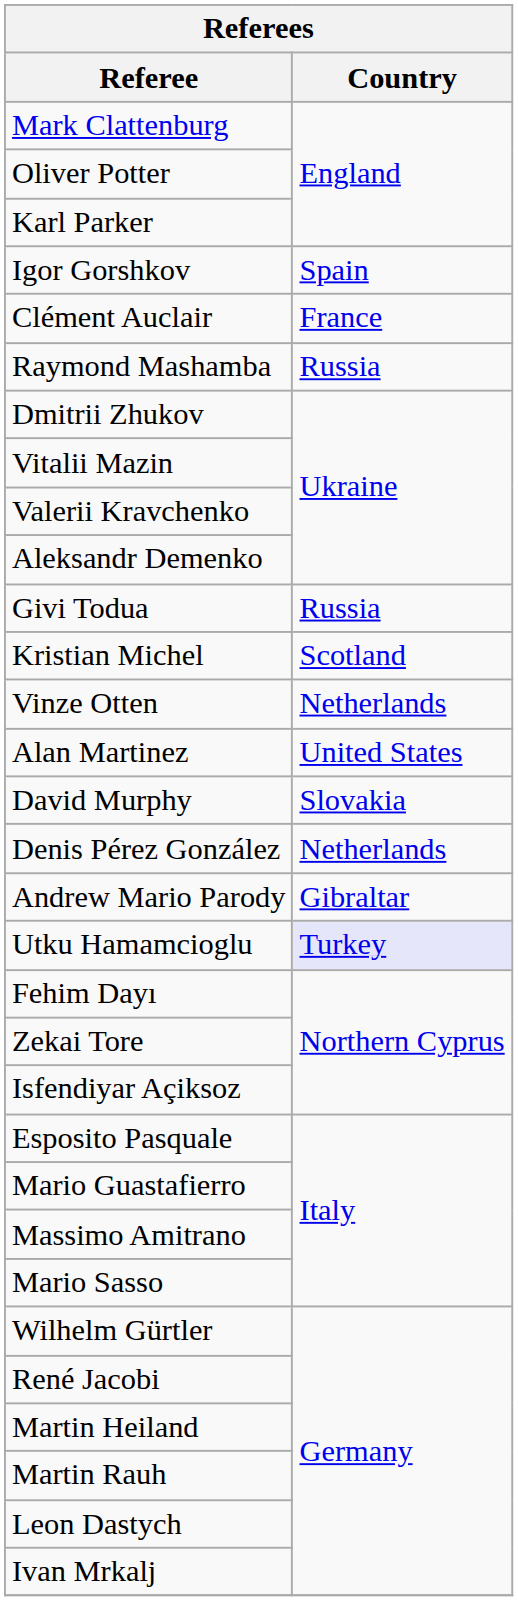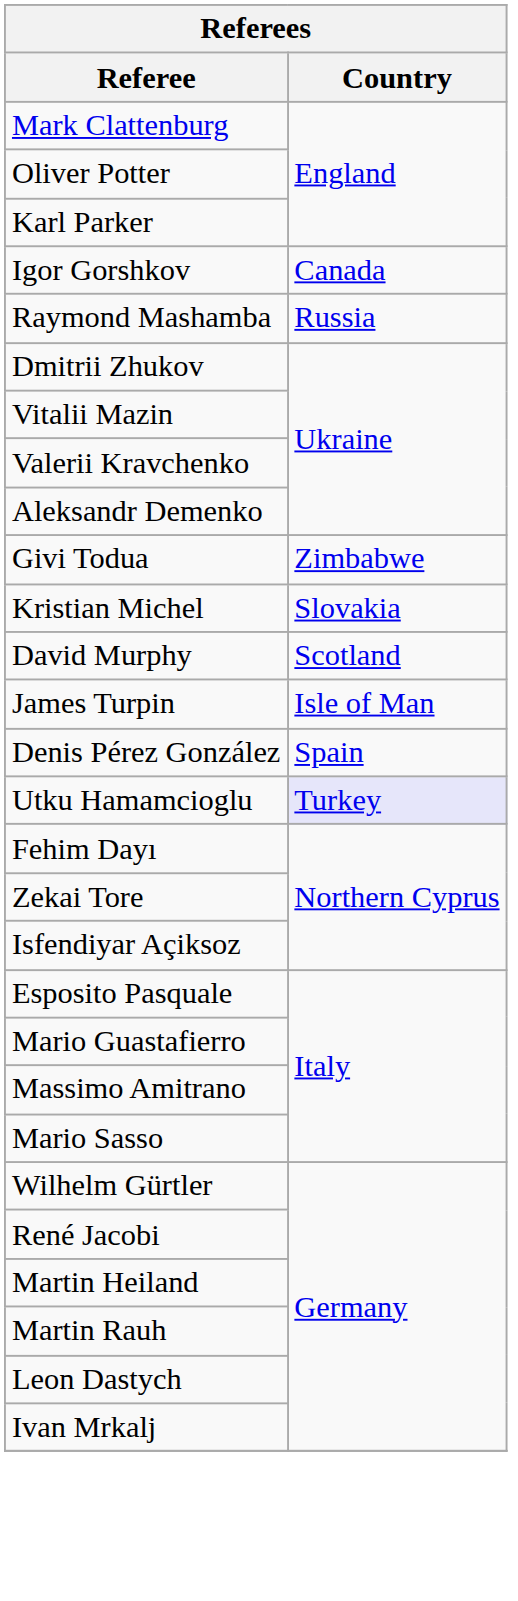(334, 269) Spain -> (340, 269) Canada
- row: (112, 317)
(340, 607) Russia -> (359, 558) Zimbabwe
(353, 655) Scotland -> (348, 607) Slovakia
- row: (85, 703)
- row: (100, 751)
(353, 800) Slovakia -> (348, 655) Scotland
+ row: (93, 703)
(373, 848) Netherlands -> (329, 751) Spain
- row: (149, 896)
